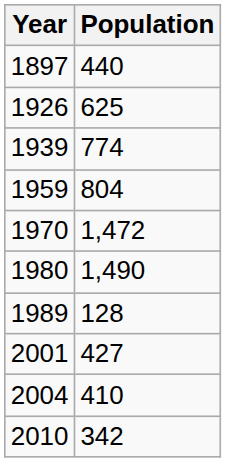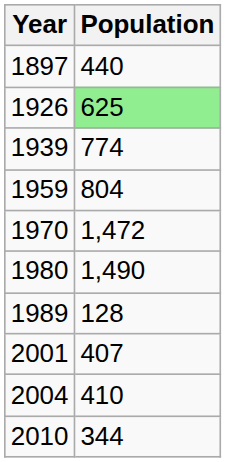(102, 107) no background -> (102, 107) lightgreen background
(102, 353) 427 -> (102, 353) 407
(102, 436) 342 -> (102, 436) 344
